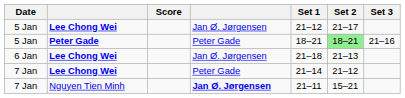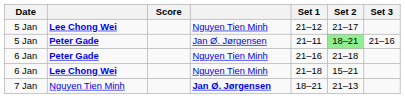(230, 27) Jan Ø. Jørgensen -> (230, 27) Nguyen Tien Minh
(216, 42) Peter Gade -> (230, 42) Jan Ø. Jørgensen
(309, 42) 18–21 -> (309, 42) 21–11
+ row: (26, 56)
(230, 56) Jan Ø. Jørgensen -> (230, 71) Nguyen Tien Minh
(345, 56) 21–13 -> (345, 71) 15–21
- row: (26, 71)
(309, 86) 21–11 -> (309, 86) 18–21
(345, 86) 15–21 -> (345, 86) 21–13
